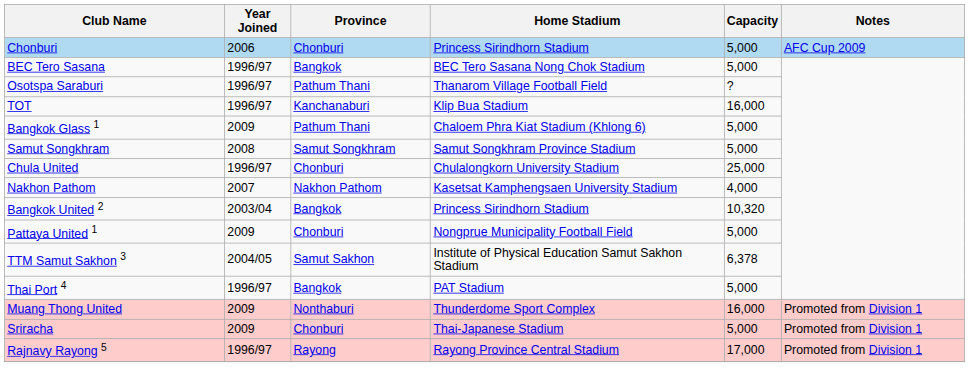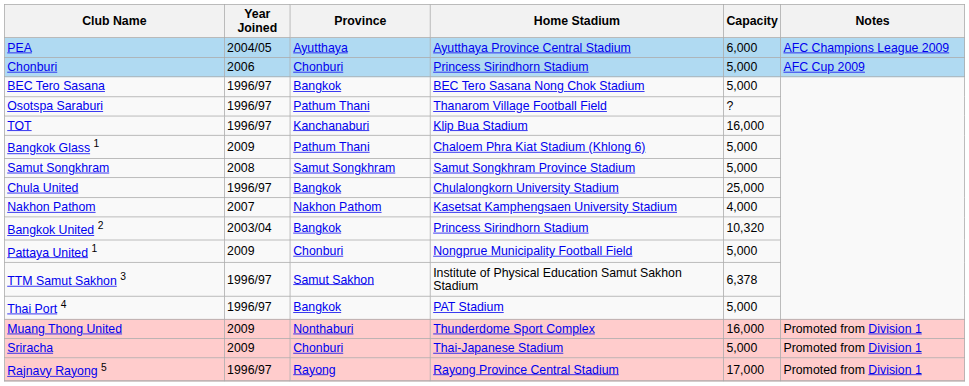+ row: (20, 47)
(318, 168) Chonburi -> (317, 187) Bangkok
(250, 259) 2004/05 -> (249, 279) 1996/97
